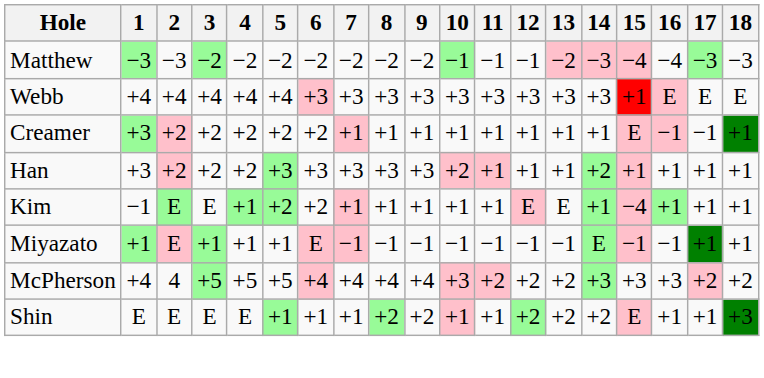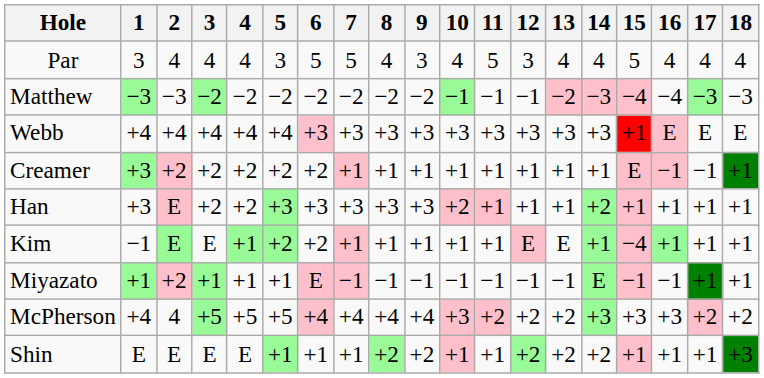+ row: (63, 59)
(174, 170) +2 -> (174, 206) E
(174, 243) E -> (174, 280) +2
(634, 317) E -> (634, 354) +1
